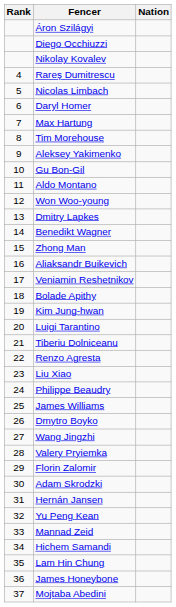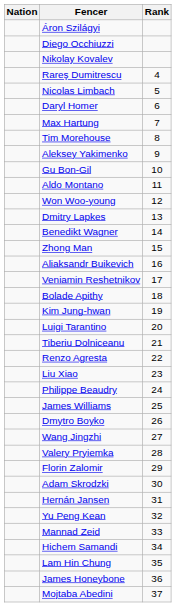columns swapped: (19, 12) <-> (154, 12)
